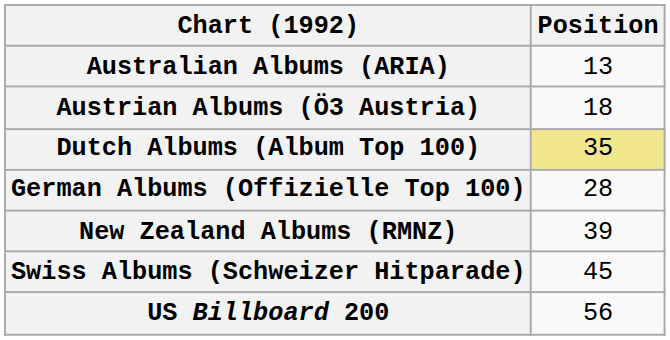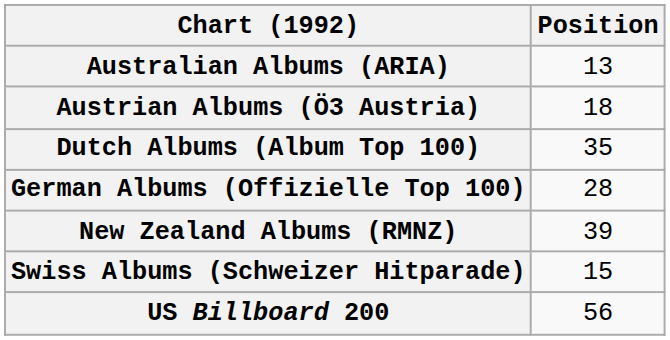(598, 149) khaki background -> (598, 149) no background
(598, 272) 45 -> (598, 272) 15
